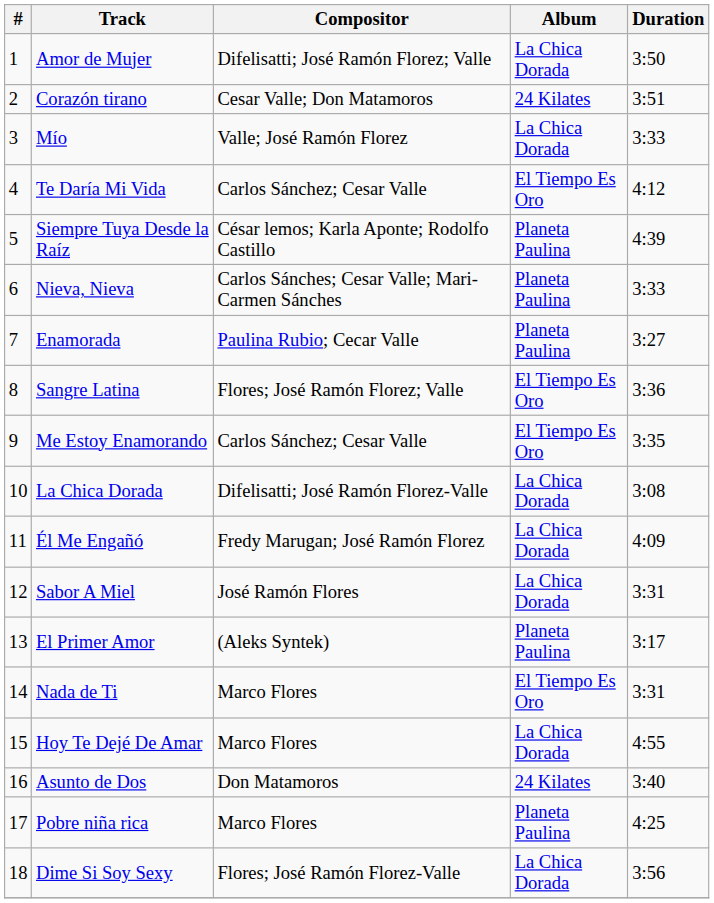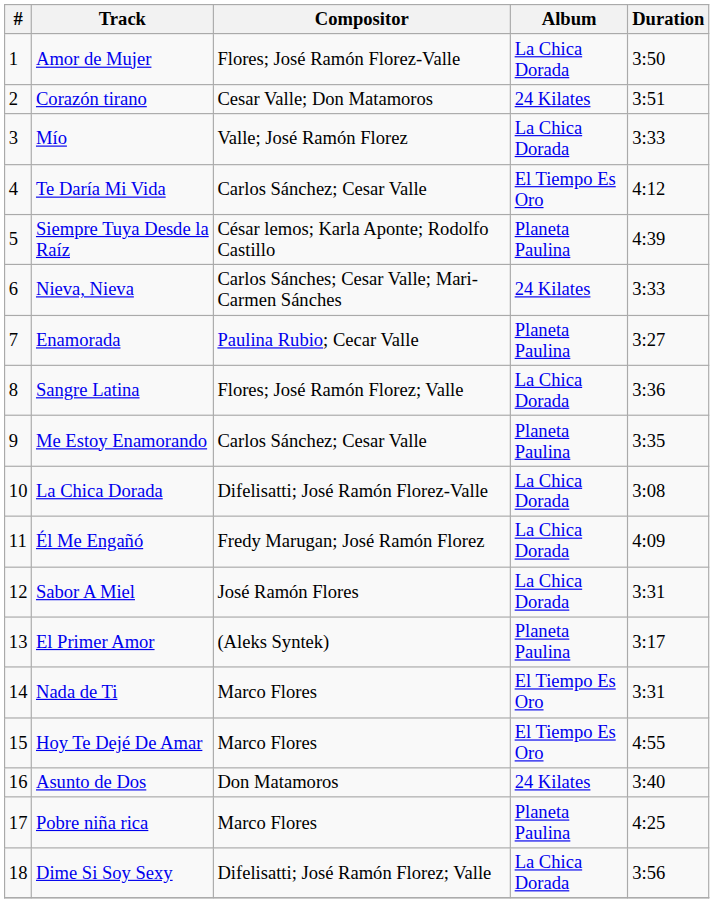(354, 59) Difelisatti; José Ramón Florez; Valle -> (339, 59) Flores; José Ramón Florez-Valle
(542, 289) Planeta Paulina -> (553, 289) 24 Kilates
(565, 390) El Tiempo Es Oro -> (548, 390) La Chica Dorada
(565, 440) El Tiempo Es Oro -> (542, 440) Planeta Paulina
(548, 742) La Chica Dorada -> (565, 742) El Tiempo Es Oro
(339, 872) Flores; José Ramón Florez-Valle -> (354, 872) Difelisatti; José Ramón Florez; Valle
